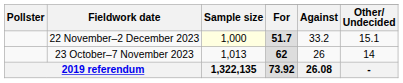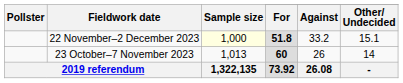(282, 39) 51.7 -> (282, 39) 51.8
(282, 54) 62 -> (282, 54) 60
